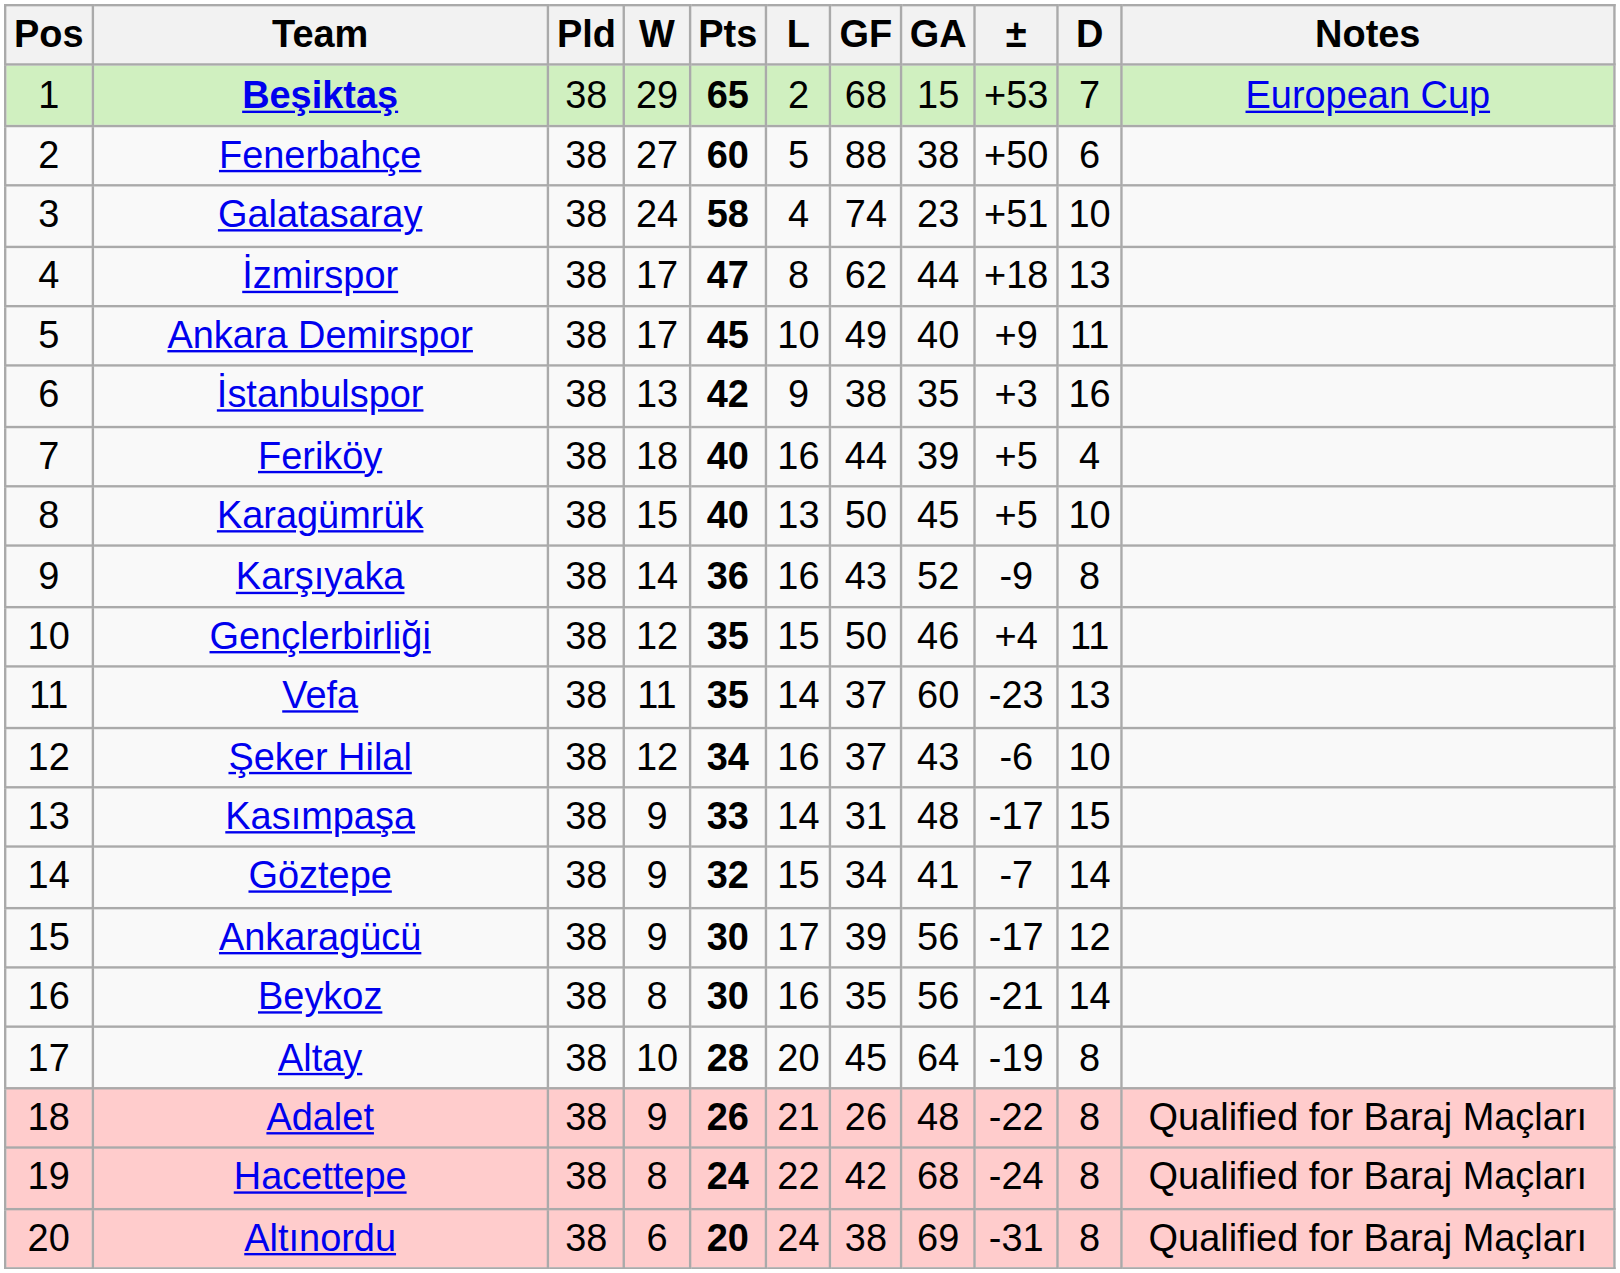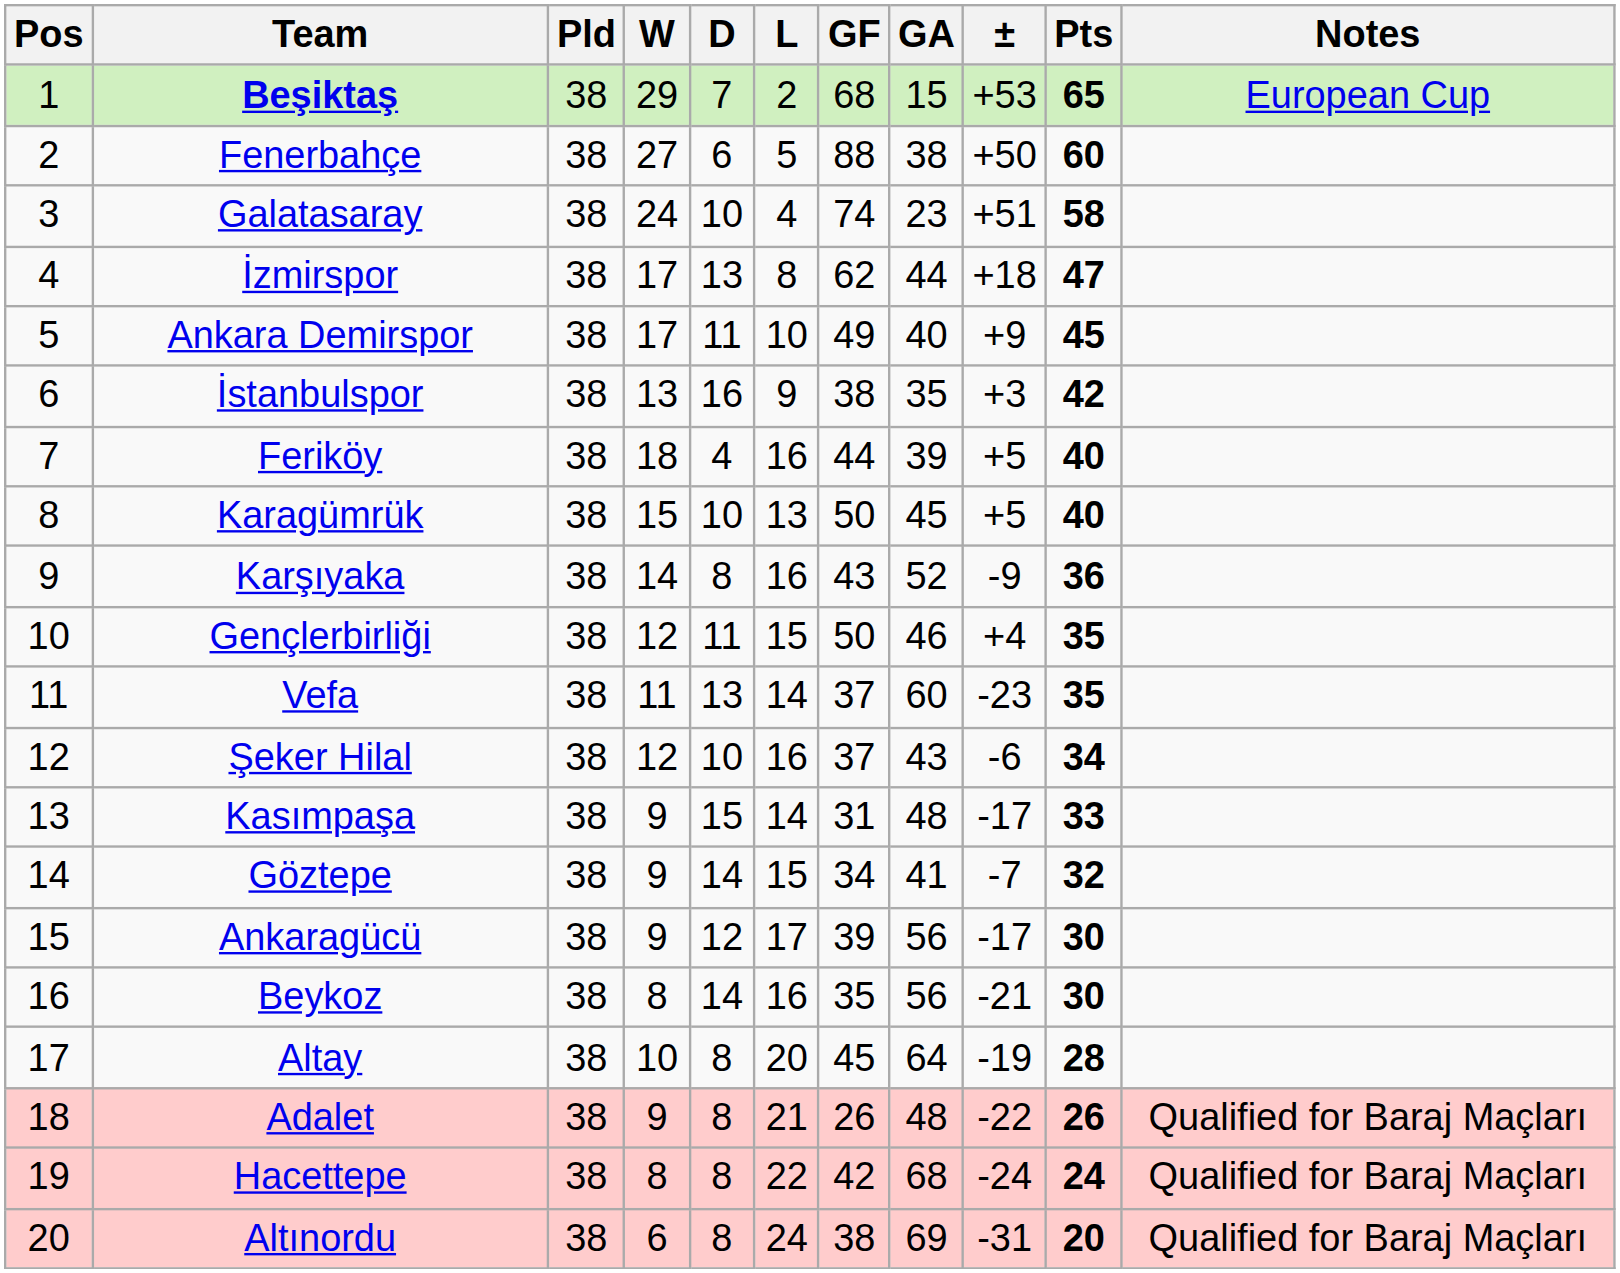columns swapped: (1090, 34) <-> (728, 34)
